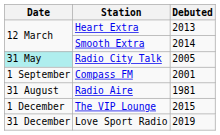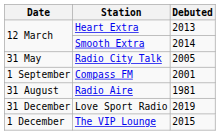(24, 59) paleturquoise background -> (24, 59) no background
rows swapped: (115, 106) <-> (121, 122)
